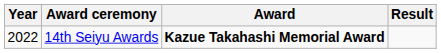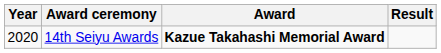(23, 37) 2022 -> (23, 37) 2020
